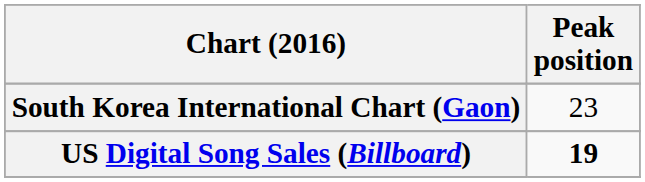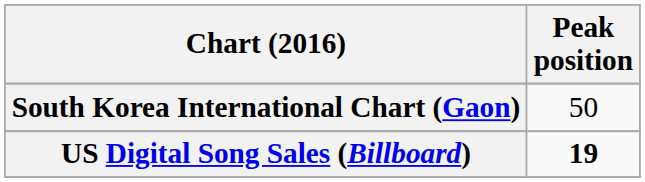(583, 107) 23 -> (583, 107) 50
